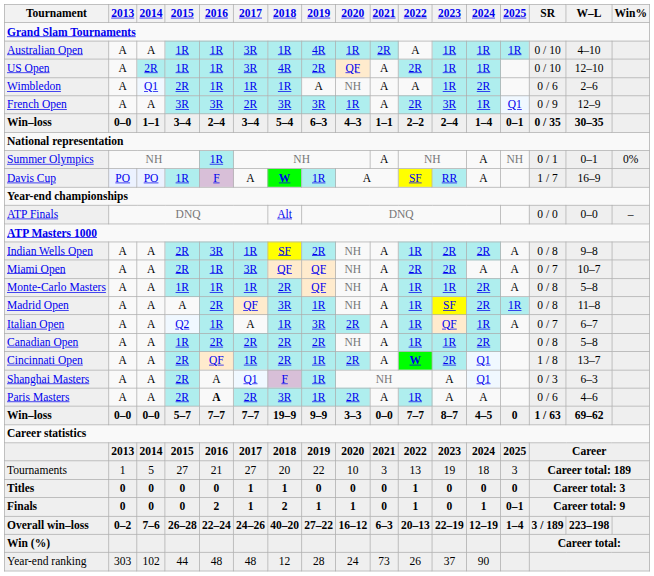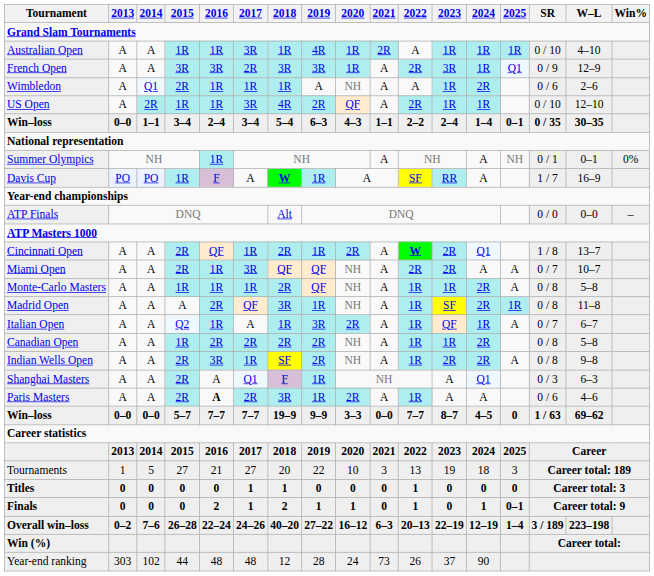rows swapped: (37, 104) <-> (28, 68)
rows swapped: (50, 251) <-> (45, 360)
